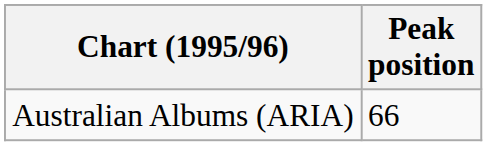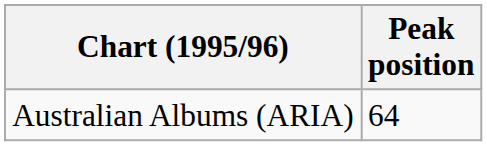(384, 114) 66 -> (384, 114) 64
